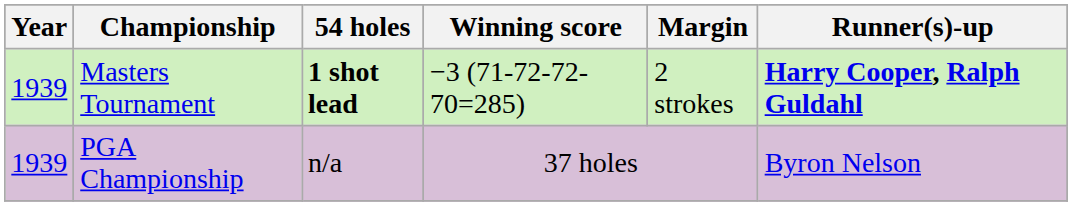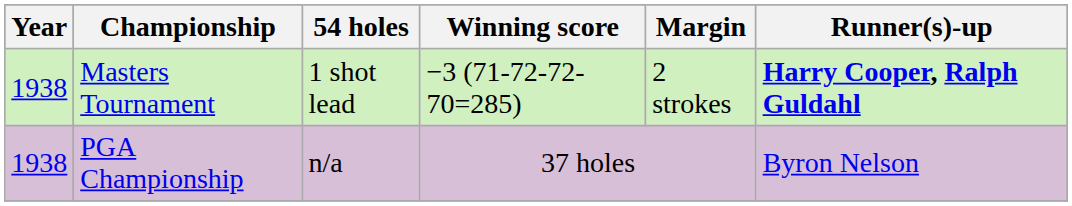(39, 86) 1939 -> (39, 86) 1938
(343, 86) bold -> (342, 86) normal
(39, 162) 1939 -> (39, 162) 1938
